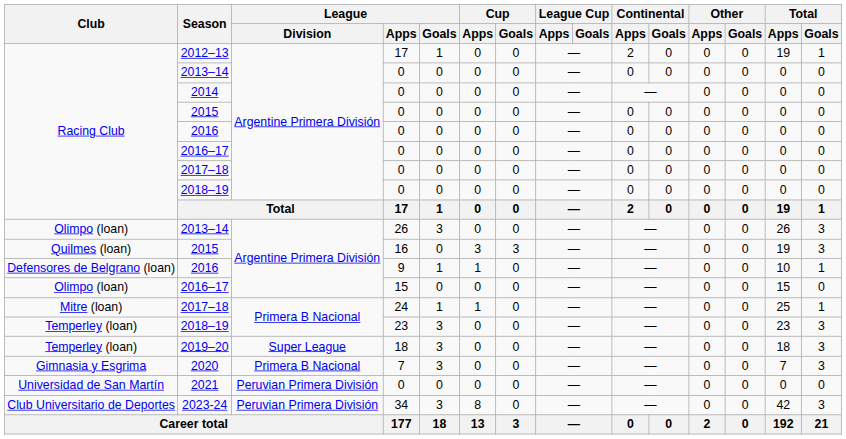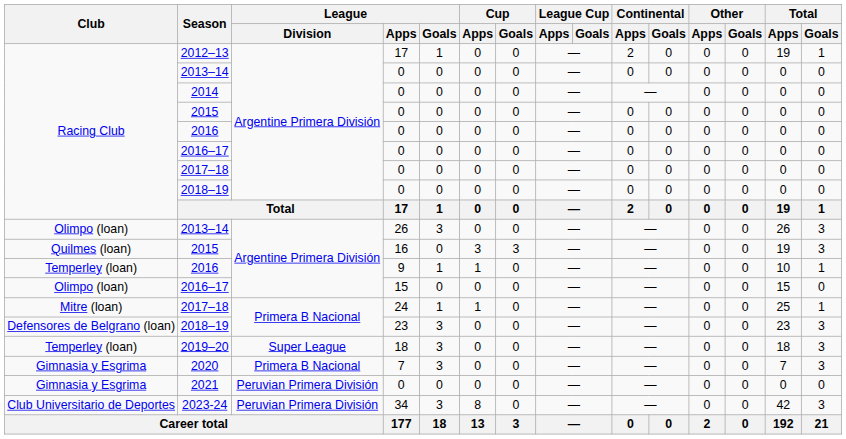(91, 268) Defensores de Belgrano (loan) -> (91, 268) Temperley (loan)
(91, 326) Temperley (loan) -> (91, 326) Defensores de Belgrano (loan)
(91, 385) Universidad de San Martín -> (91, 385) Gimnasia y Esgrima
